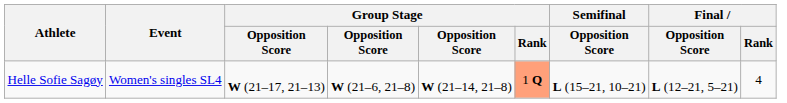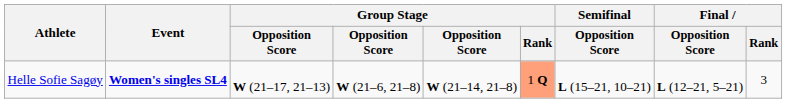(165, 80) normal -> (168, 80) bold
(758, 80) 4 -> (764, 80) 3
